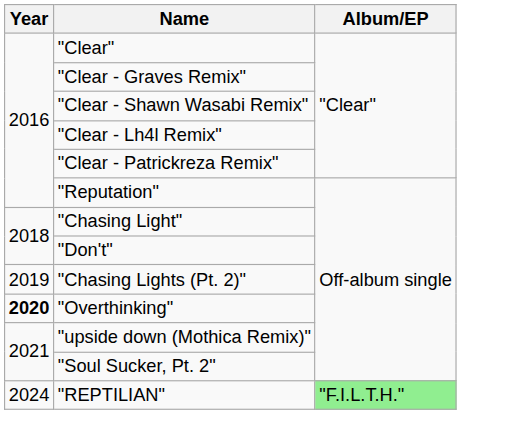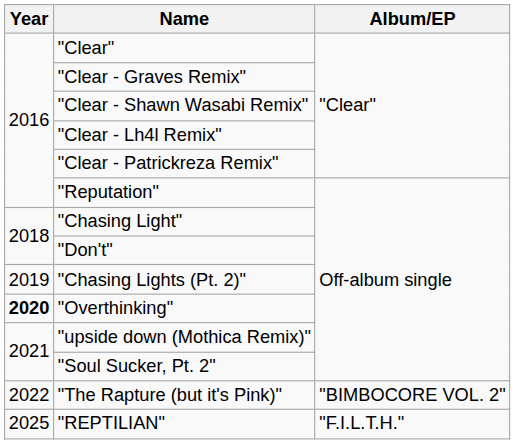+ row: (170, 395)
(29, 395) 2024 -> (29, 423) 2025
(362, 395) lightgreen background -> (362, 423) no background
